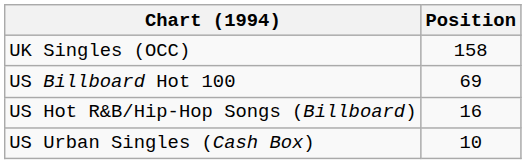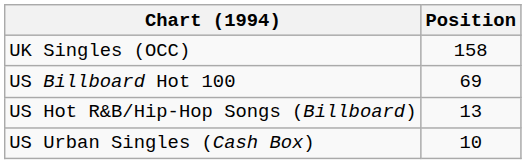(471, 112) 16 -> (471, 112) 13
